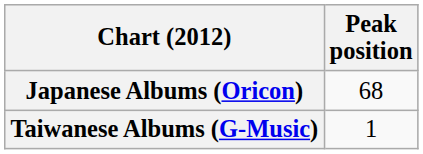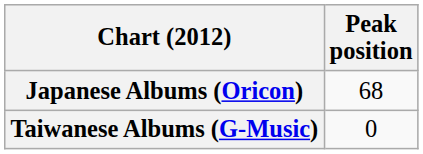(371, 129) 1 -> (371, 129) 0
